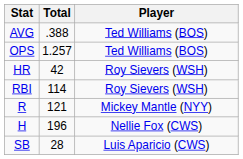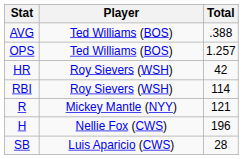columns swapped: (156, 13) <-> (57, 13)
